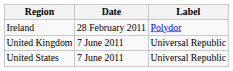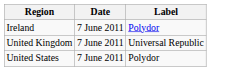(111, 27) 28 February 2011 -> (100, 27) 7 June 2011
(188, 58) Universal Republic -> (144, 58) Polydor
